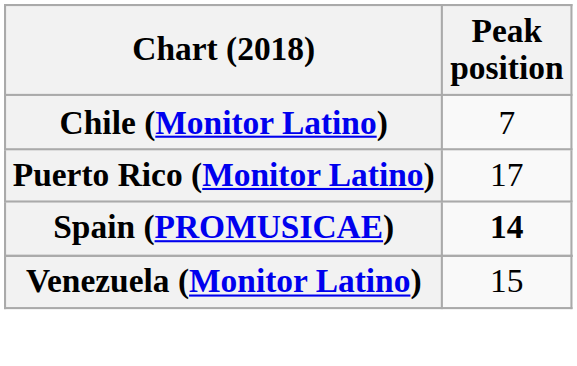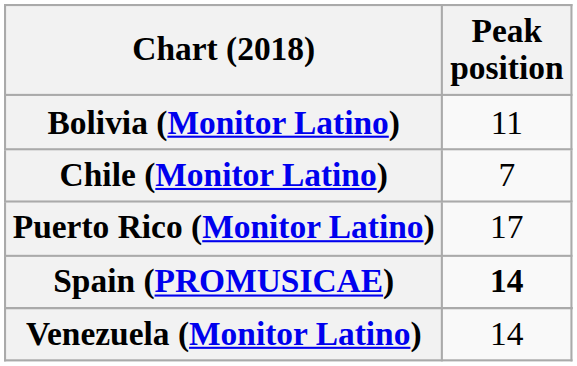+ row: (224, 121)
(507, 280) 15 -> (507, 333) 14
